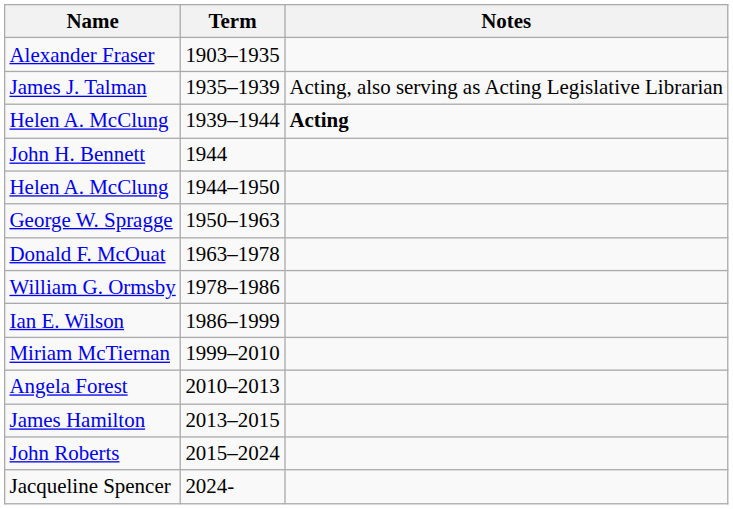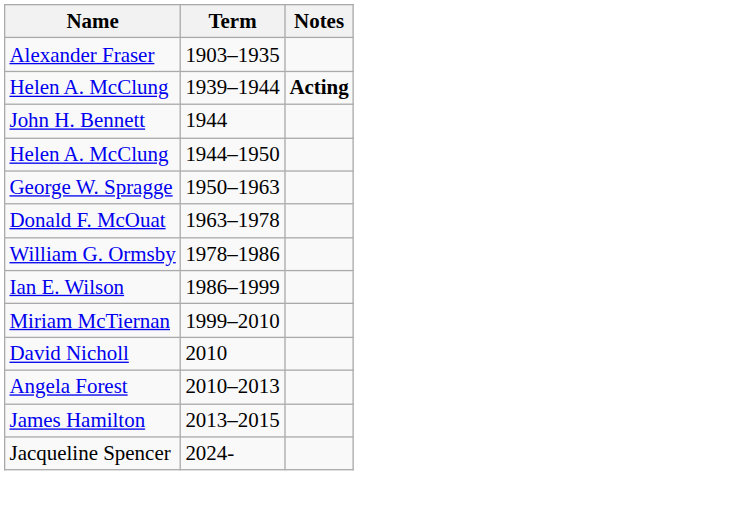- row: (78, 87)
+ row: (69, 353)
- row: (65, 453)
